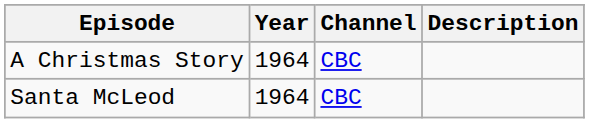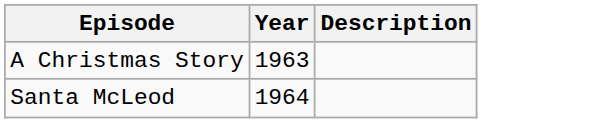- column: (369, 24)
(282, 61) 1964 -> (282, 61) 1963
